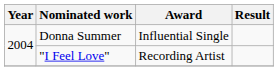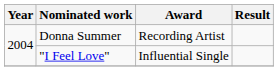(184, 35) Influential Single -> (182, 35) Recording Artist
(182, 55) Recording Artist -> (184, 55) Influential Single
